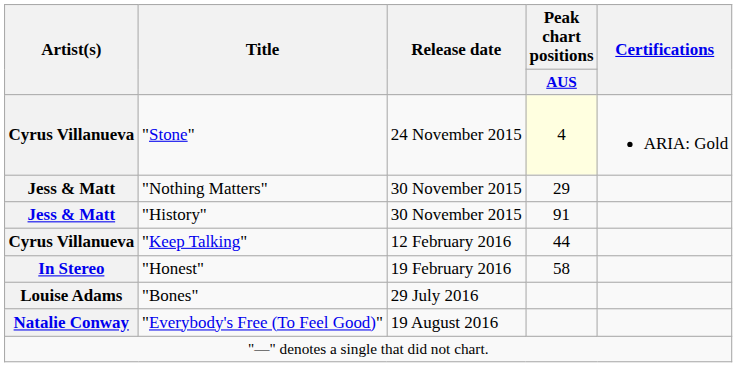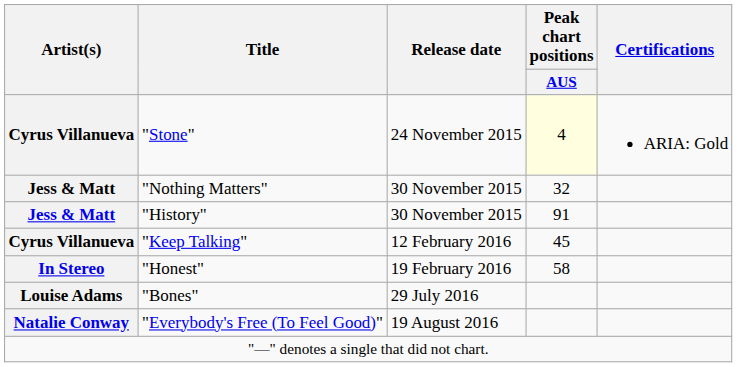(562, 188) 29 -> (562, 188) 32
(562, 241) 44 -> (562, 241) 45
